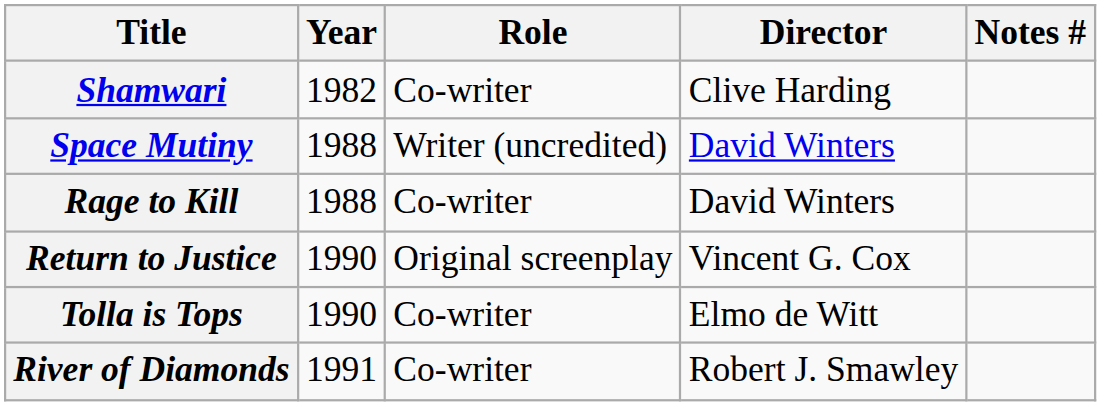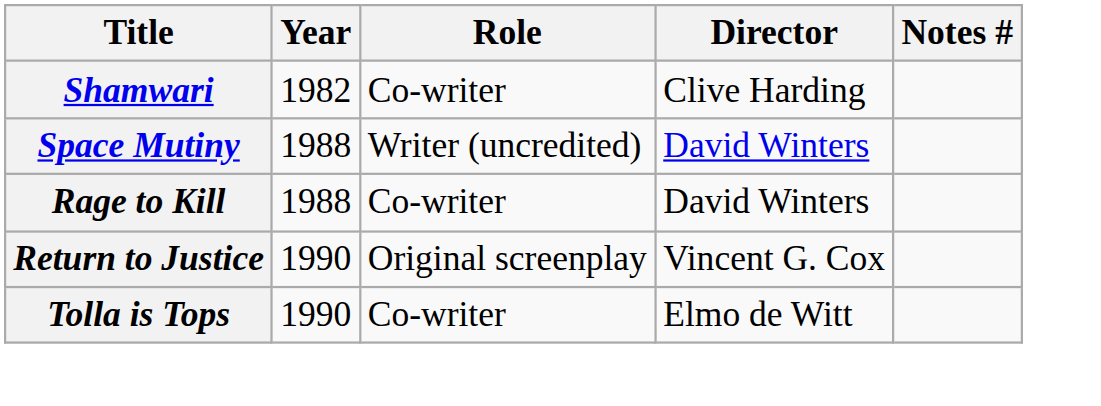- row: (151, 370)
